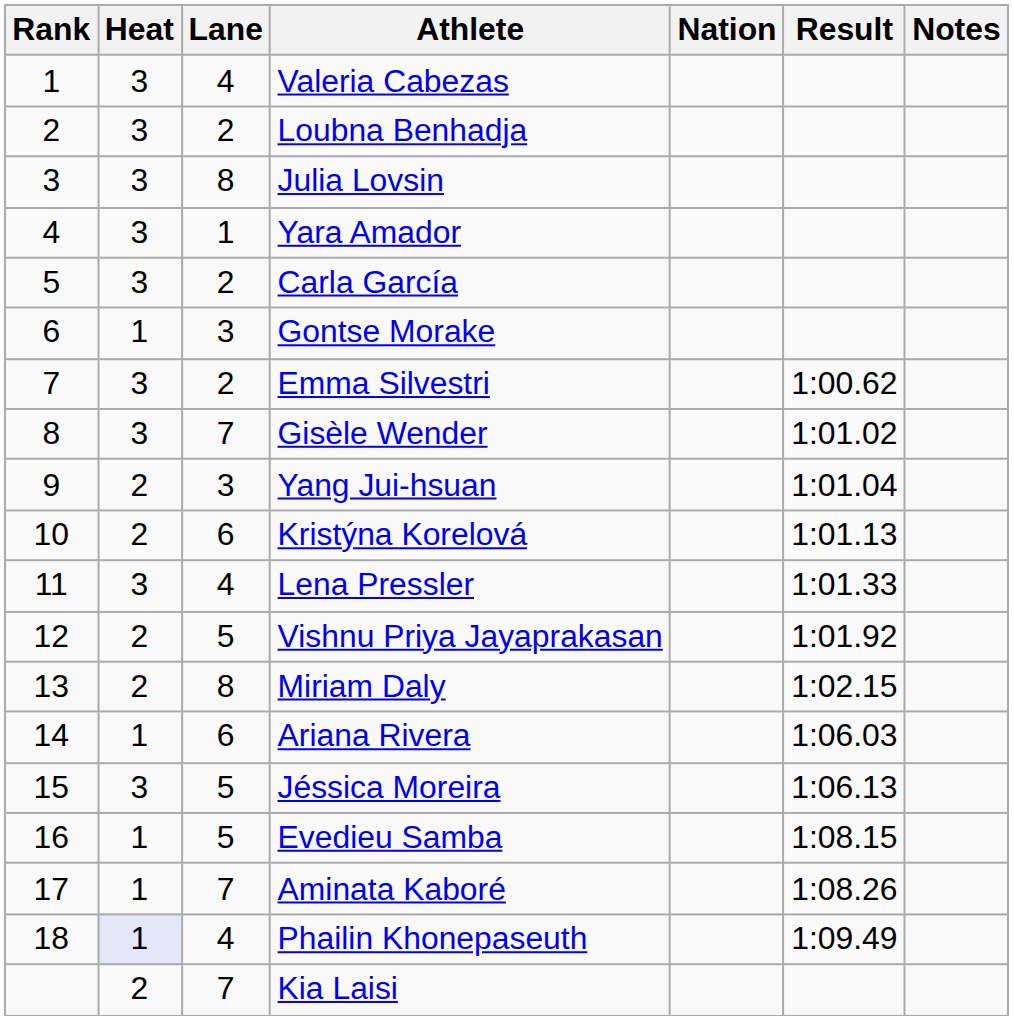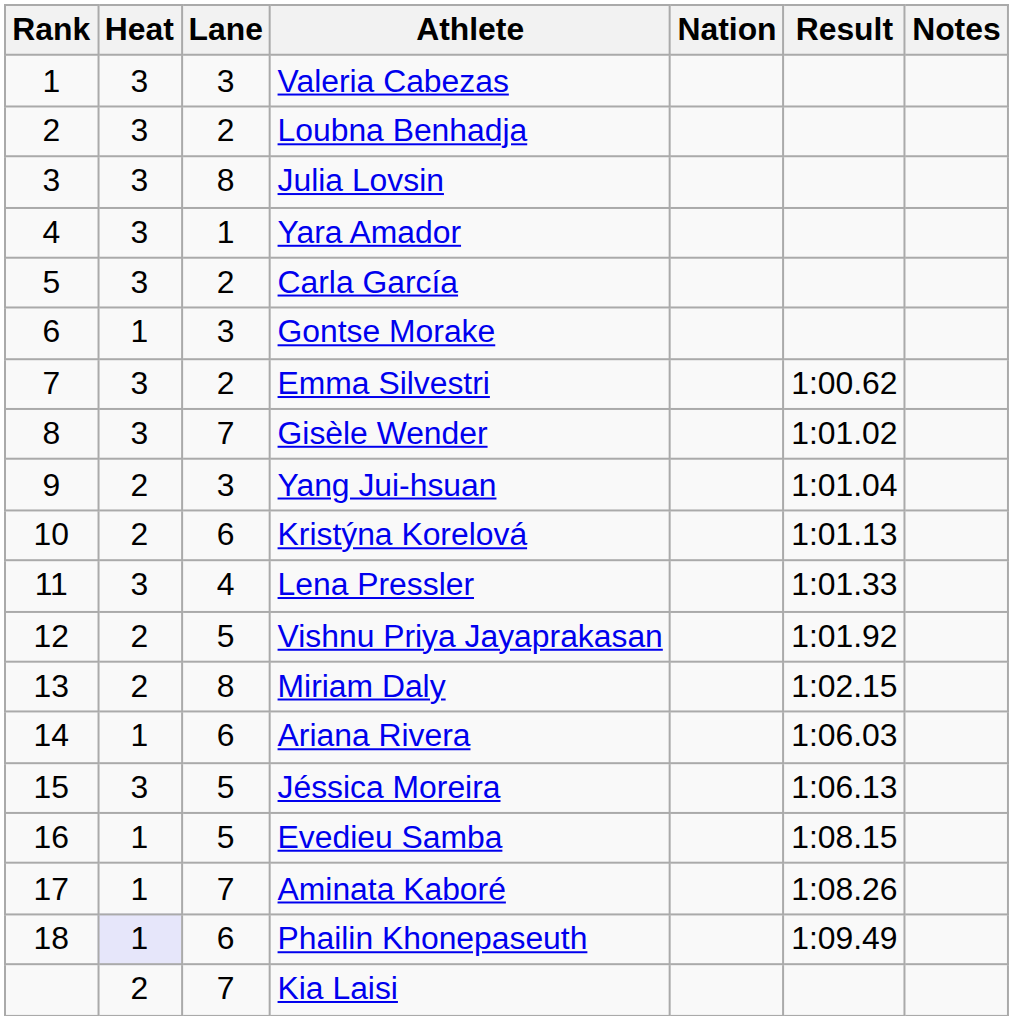(226, 80) 4 -> (226, 80) 3
(226, 938) 4 -> (226, 938) 6
